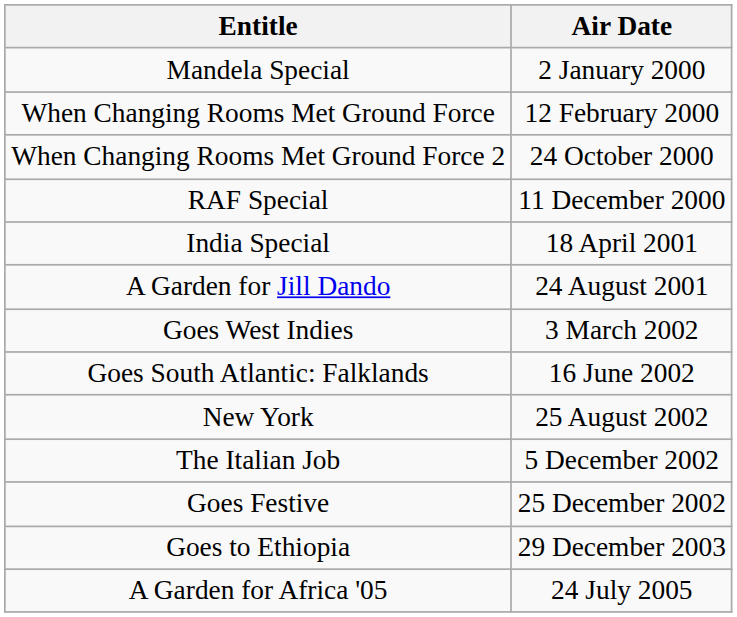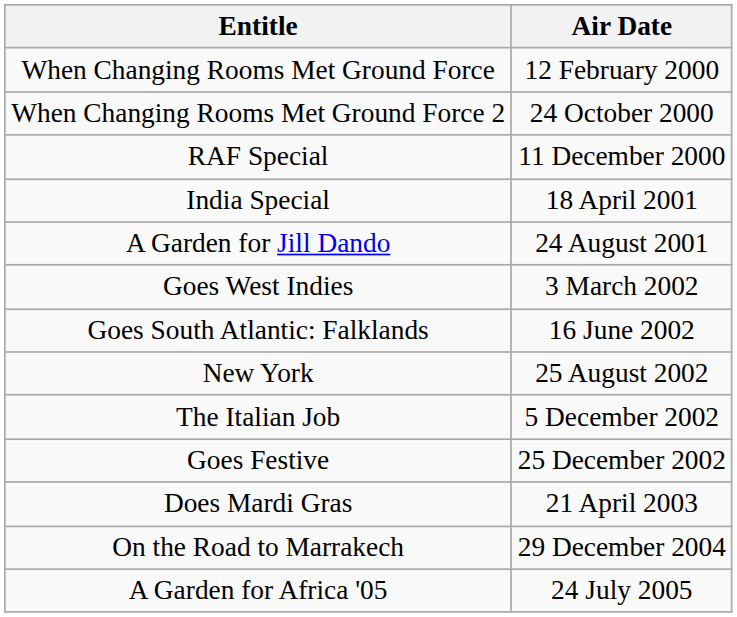- row: (258, 69)
+ row: (258, 503)
- row: (258, 546)
+ row: (258, 546)
